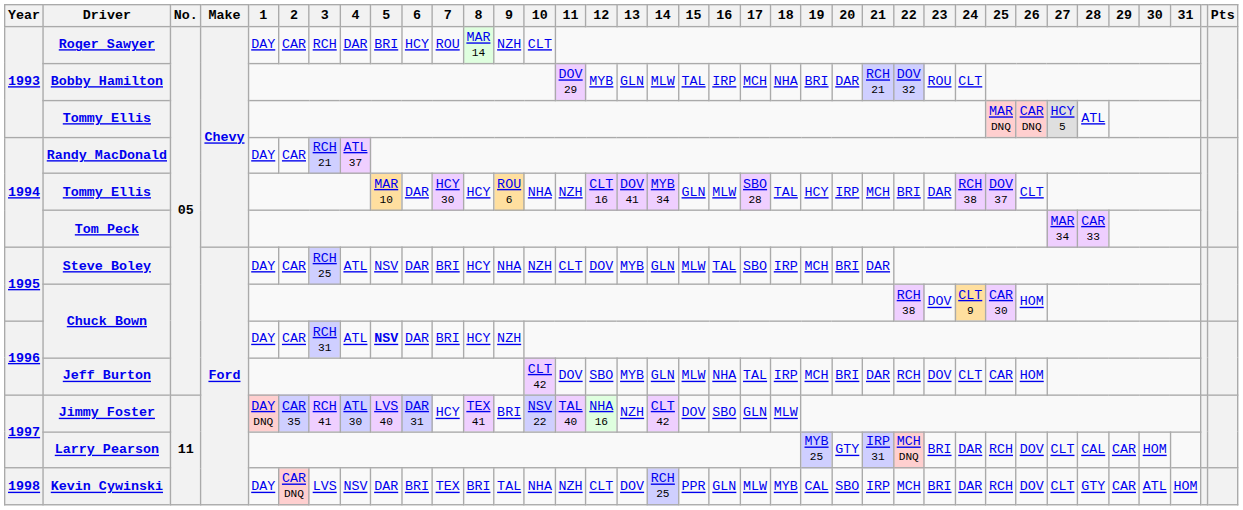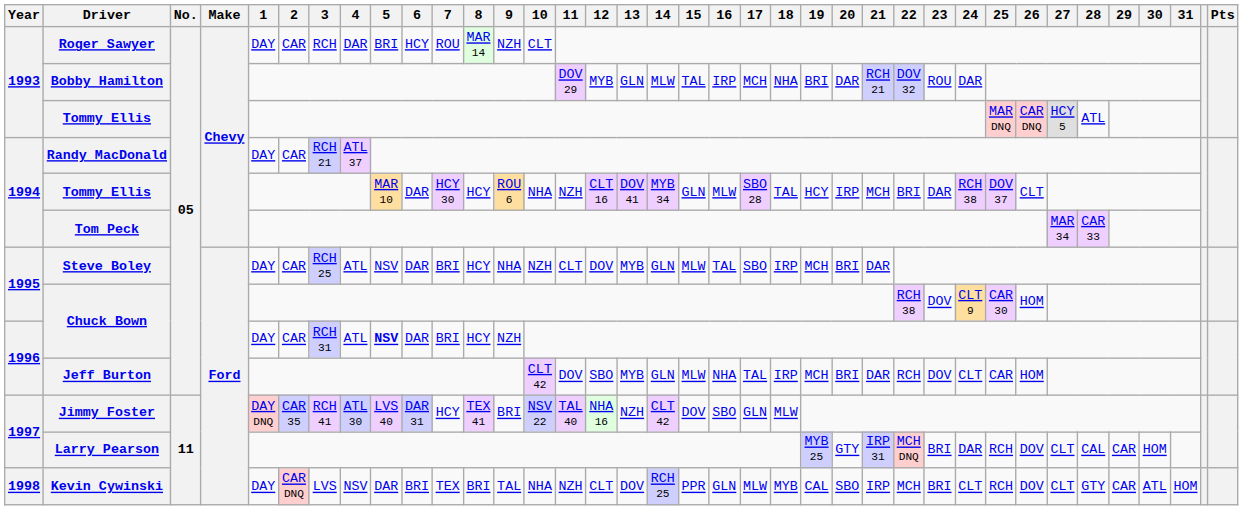(970, 81) CLT -> (970, 81) DAR
(970, 486) DAR -> (970, 486) CLT
